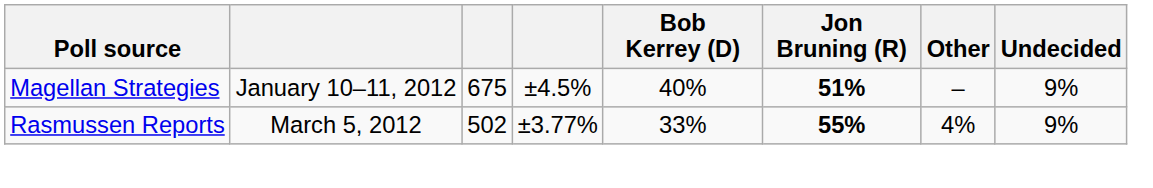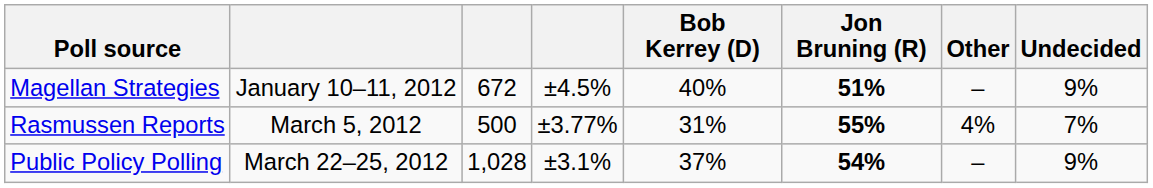(487, 87) 675 -> (497, 87) 672
(487, 125) 502 -> (497, 125) 500
(683, 125) 33% -> (703, 125) 31%
(1061, 125) 9% -> (1081, 125) 7%
+ row: (116, 162)
